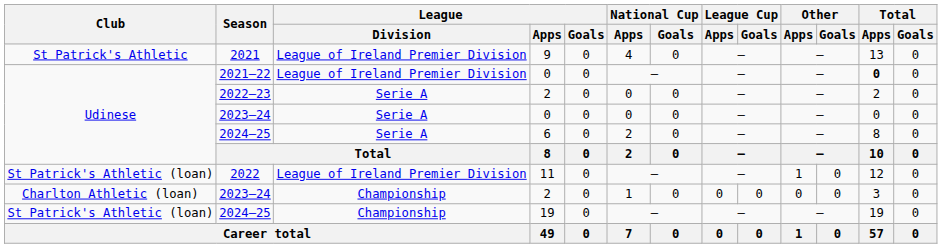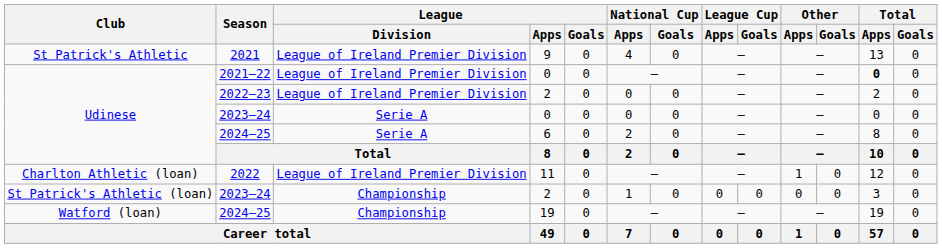(402, 94) Serie A -> (402, 94) League of Ireland Premier Division
(110, 174) St Patrick's Athletic (loan) -> (110, 174) Charlton Athletic (loan)
(110, 194) Charlton Athletic (loan) -> (110, 194) St Patrick's Athletic (loan)
(110, 214) St Patrick's Athletic (loan) -> (110, 214) Watford (loan)
